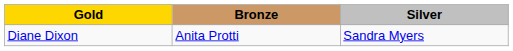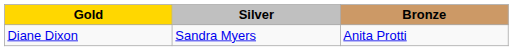columns swapped: (424, 14) <-> (256, 14)
